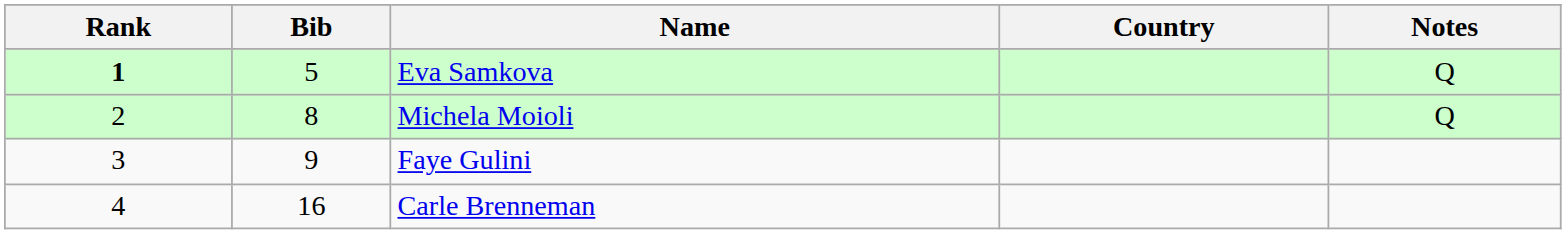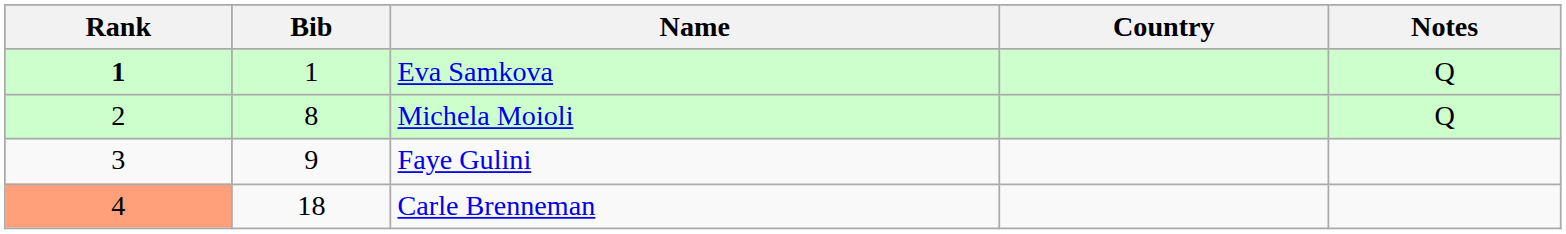(311, 71) 5 -> (311, 71) 1
(118, 205) no background -> (118, 205) lightsalmon background
(311, 205) 16 -> (311, 205) 18
